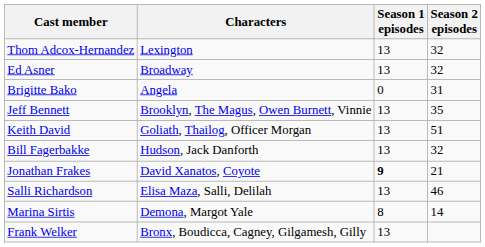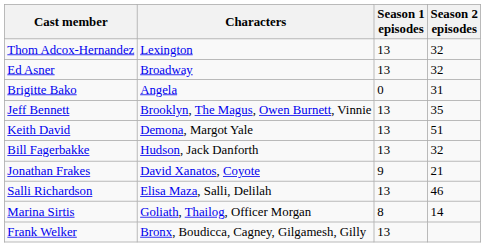(226, 130) Goliath, Thailog, Officer Morgan -> (197, 130) Demona, Margot Yale
(381, 171) bold -> (381, 171) normal
(197, 211) Demona, Margot Yale -> (226, 211) Goliath, Thailog, Officer Morgan
